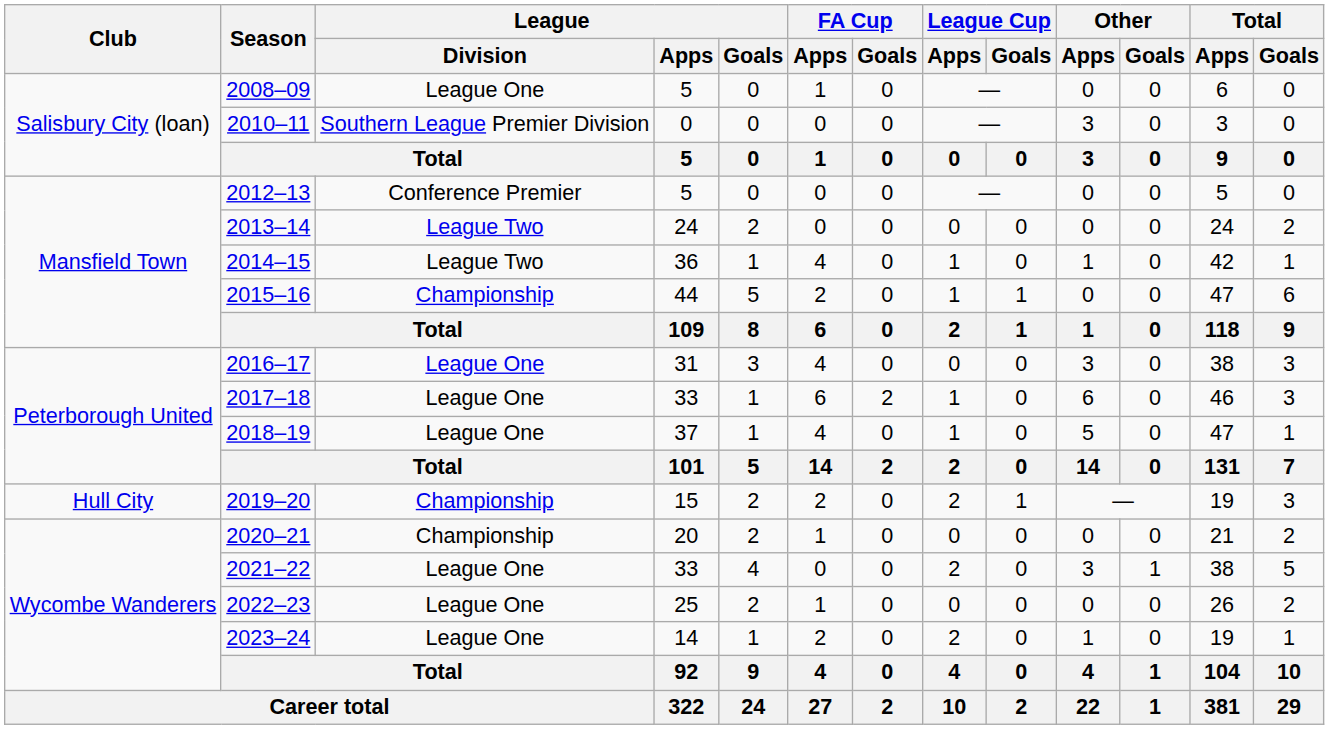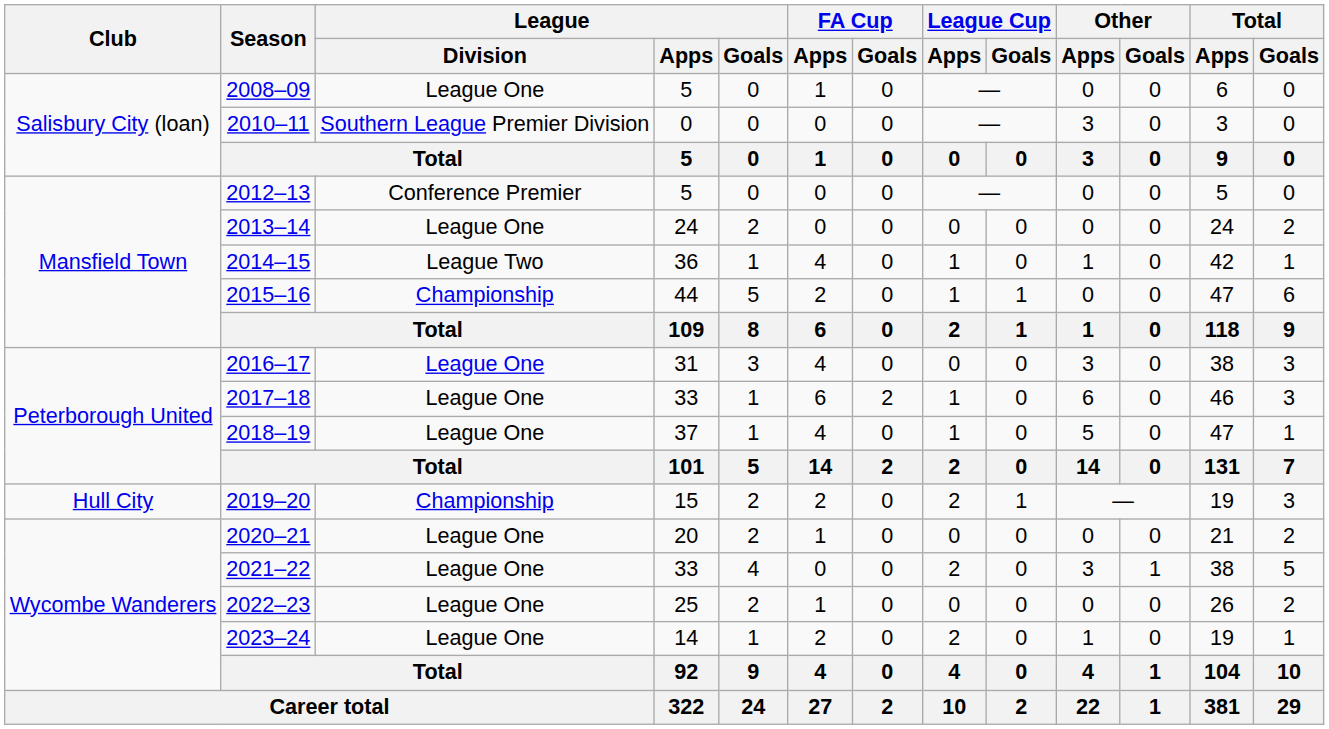(485, 227) League Two -> (485, 227) League One
(485, 535) Championship -> (485, 535) League One
